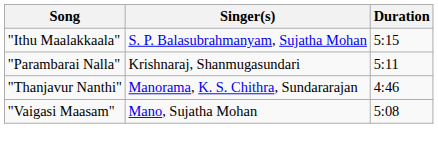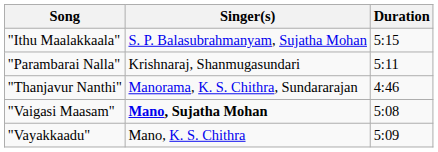(193, 111) normal -> (198, 111) bold
+ row: (49, 135)
